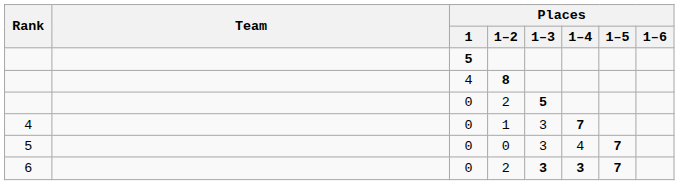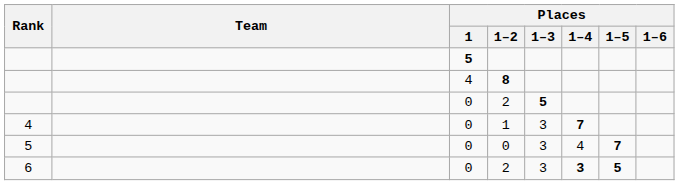(543, 168) bold -> (543, 168) normal
(618, 168) 7 -> (618, 168) 5
